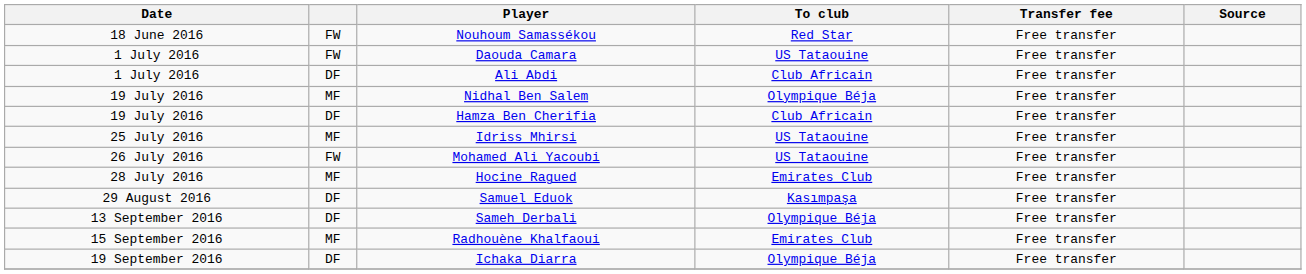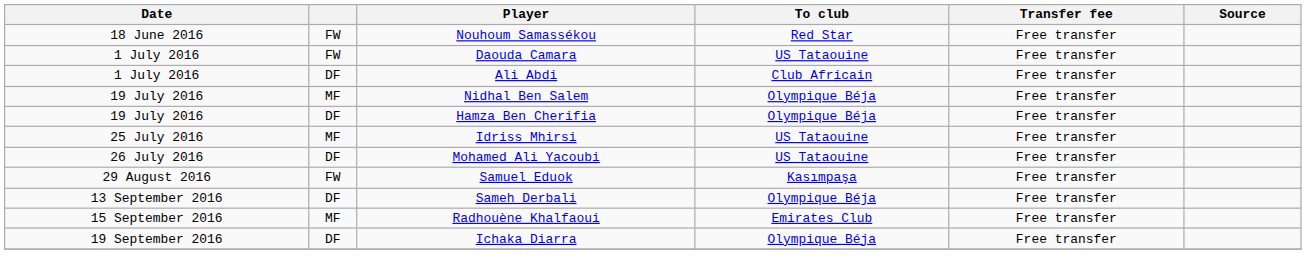(822, 117) Club Africain -> (822, 117) Olympique Béja
(333, 157) FW -> (333, 157) DF
- row: (526, 178)
(333, 198) DF -> (333, 178) FW
